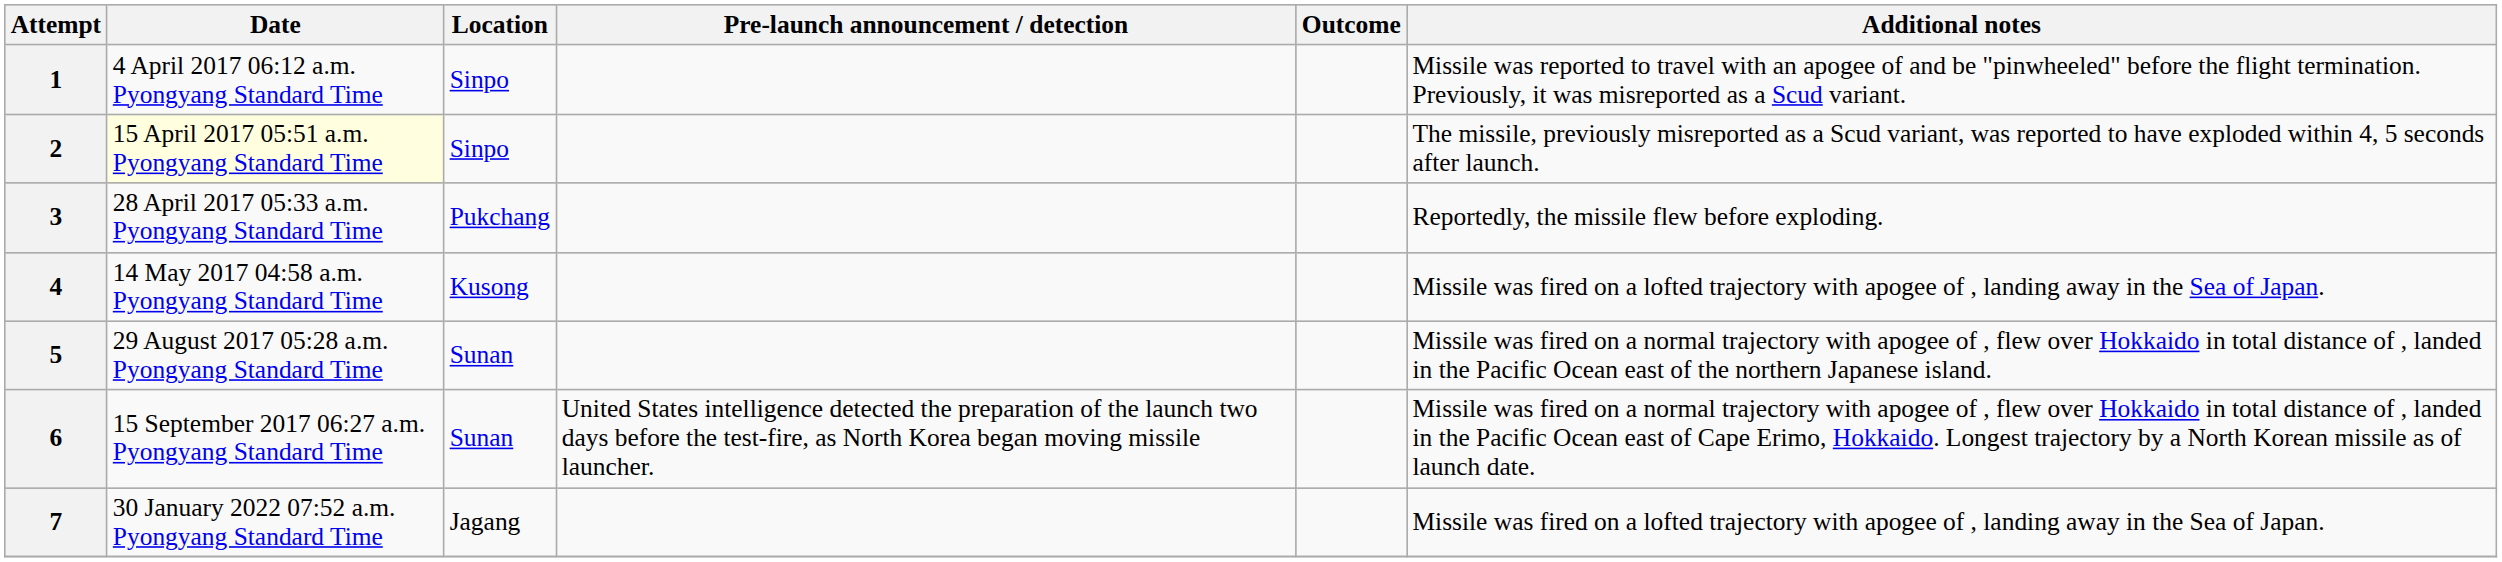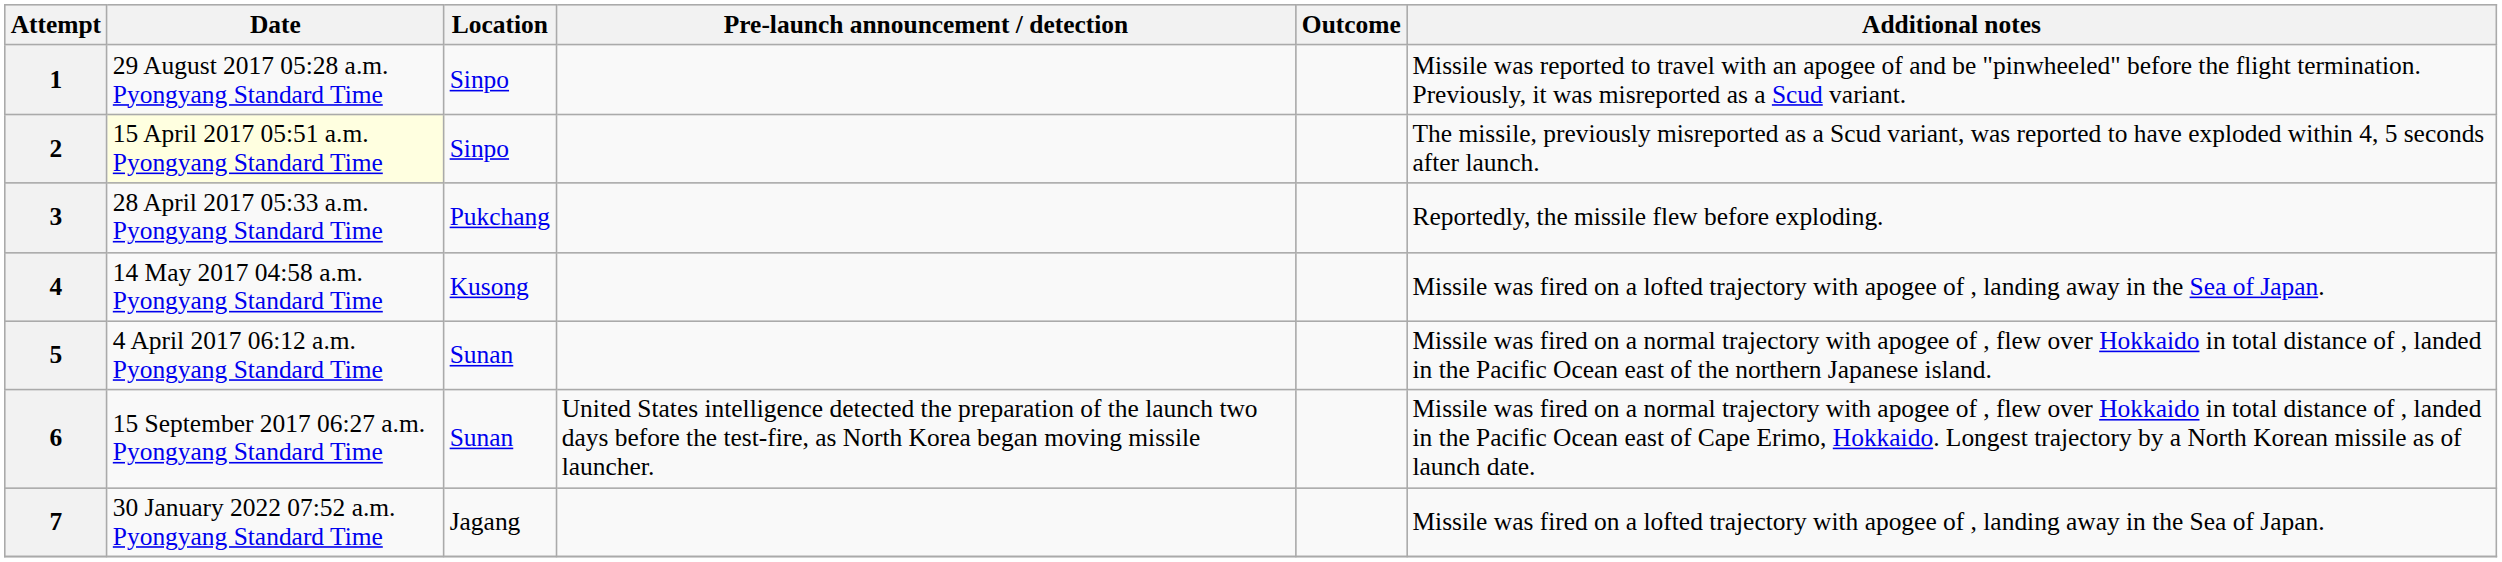(248, 79) 4 April 2017 06:12 a.m. Pyongyang Standard Time -> (251, 79) 29 August 2017 05:28 a.m. Pyongyang Standard Time
(251, 355) 29 August 2017 05:28 a.m. Pyongyang Standard Time -> (248, 355) 4 April 2017 06:12 a.m. Pyongyang Standard Time
